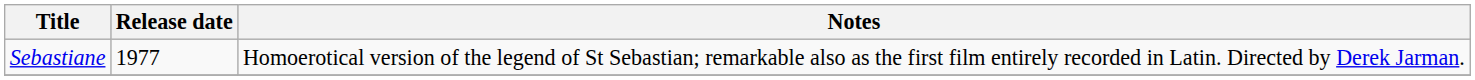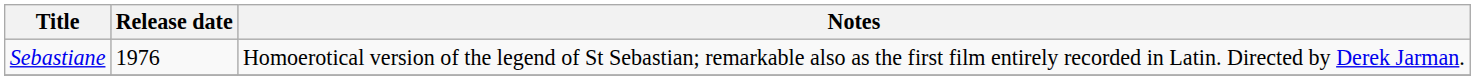(138, 57) 1977 -> (138, 57) 1976
